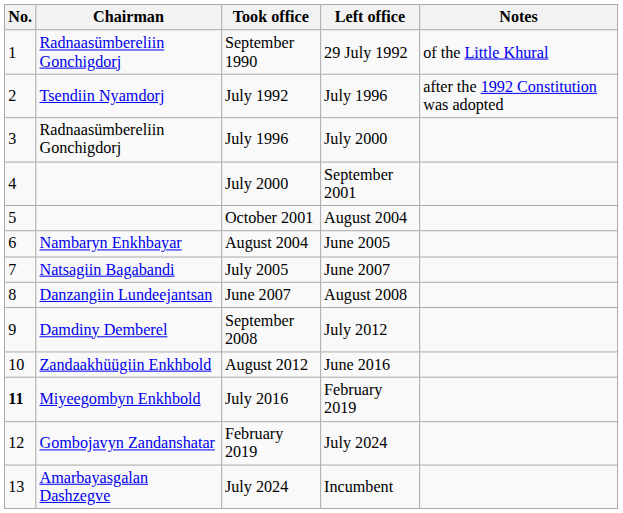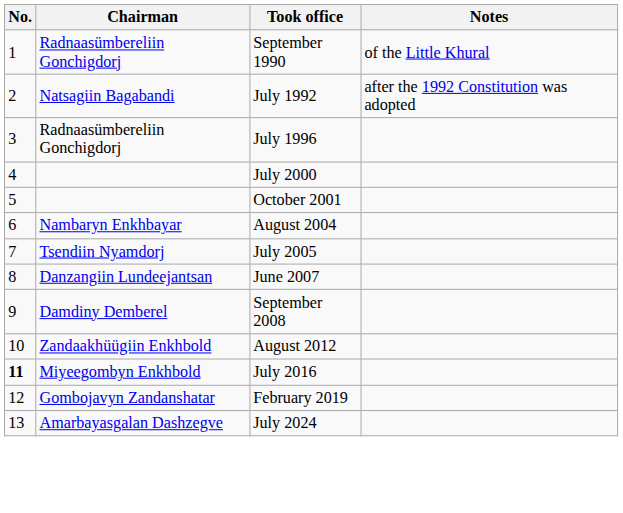- column: (370, 17)
(102, 95) Tsendiin Nyamdorj -> (107, 95) Natsagiin Bagabandi
(107, 269) Natsagiin Bagabandi -> (102, 251) Tsendiin Nyamdorj
